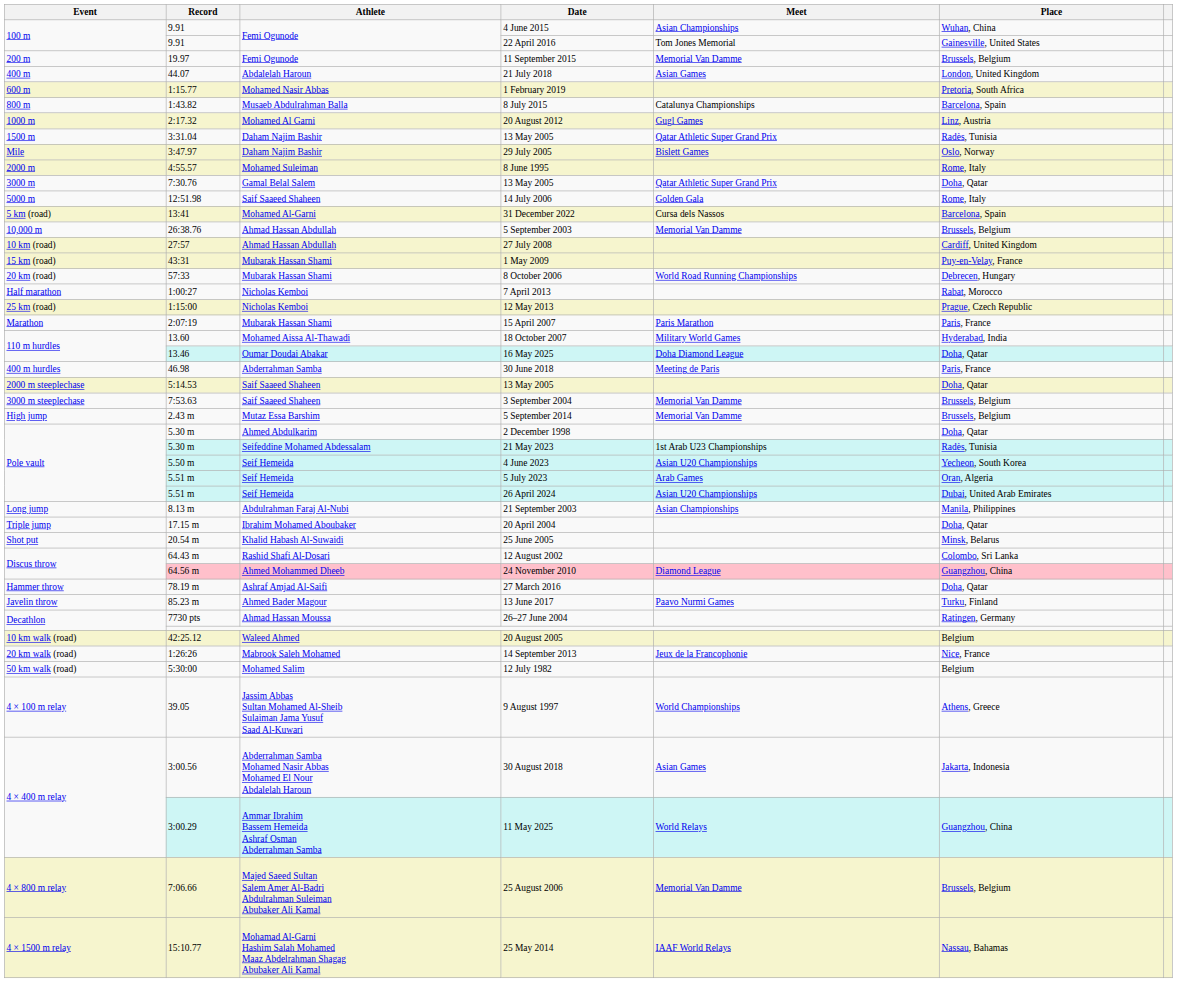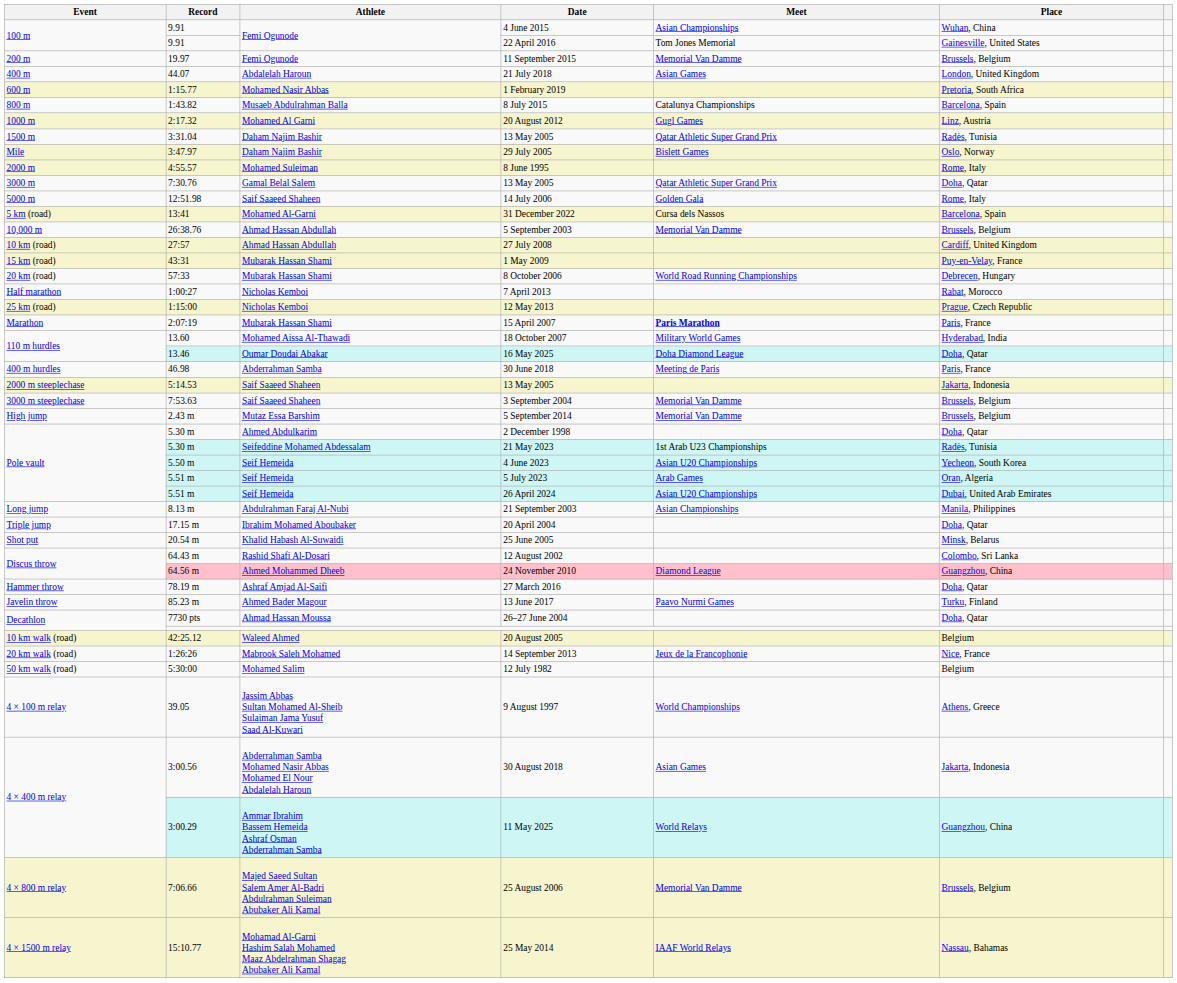(684, 323) normal -> (688, 323) bold
(965, 385) Doha, Qatar -> (976, 385) Jakarta, Indonesia
(978, 618) Ratingen, Germany -> (965, 618) Doha, Qatar
